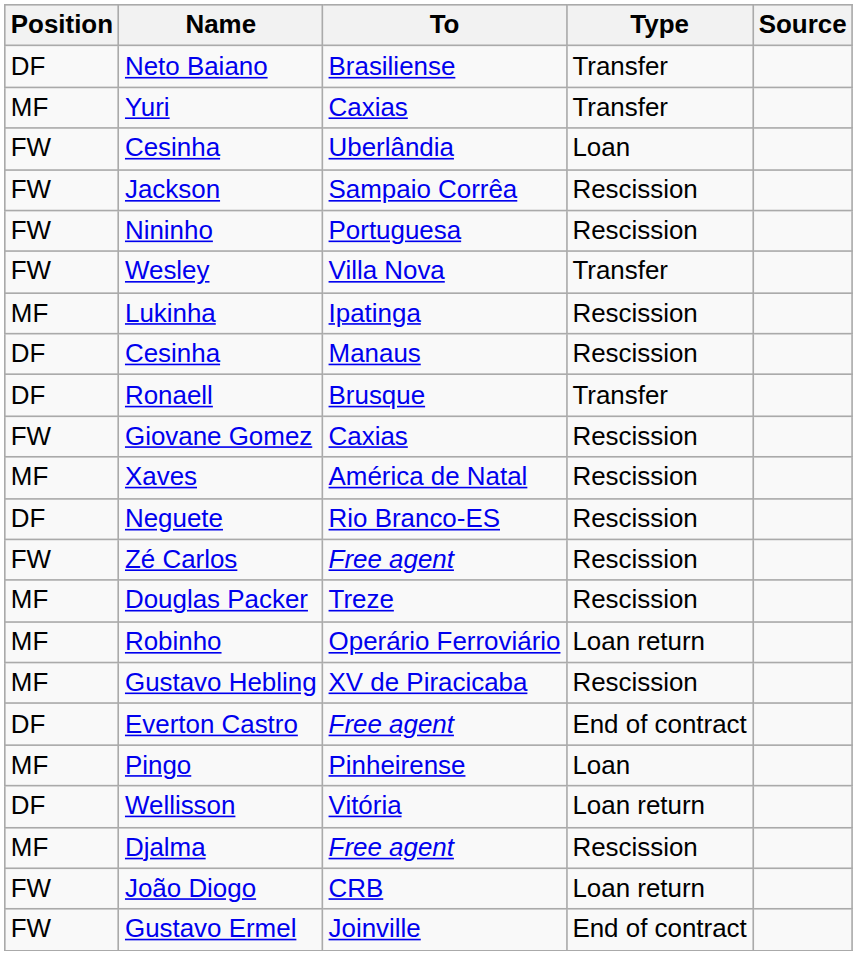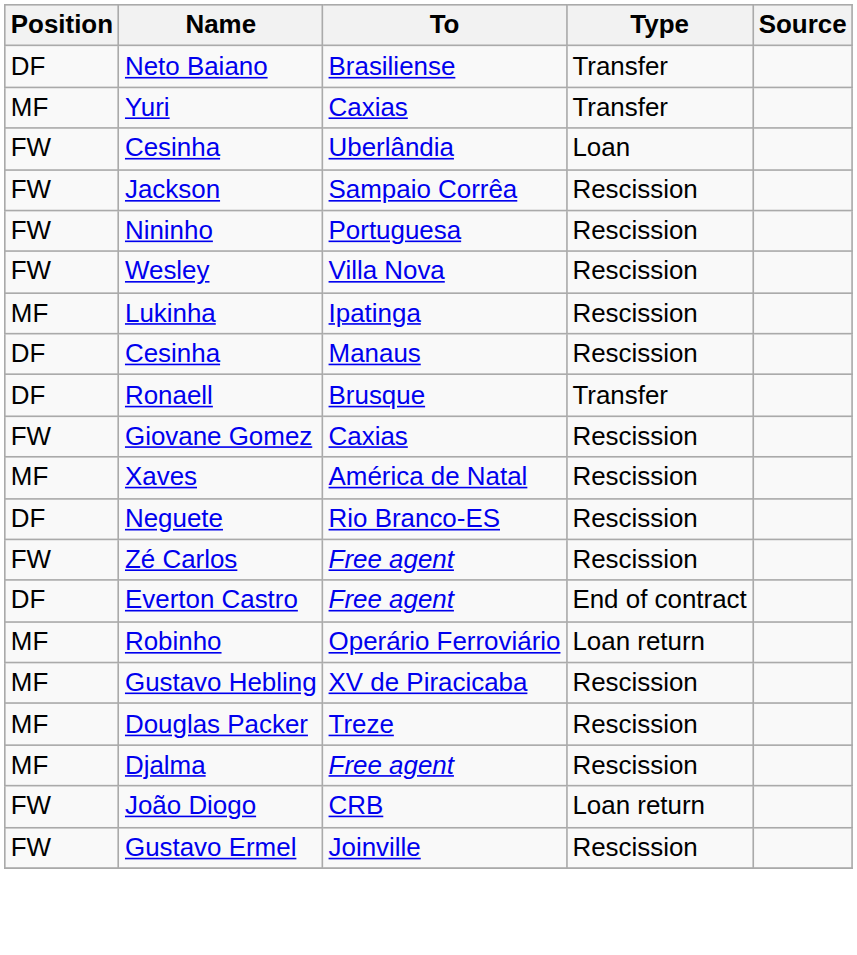(620, 271) Transfer -> (635, 271) Rescission
rows swapped: (216, 600) <-> (211, 723)
- row: (158, 764)
- row: (180, 806)
(660, 929) End of contract -> (635, 847) Rescission
